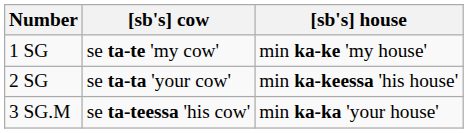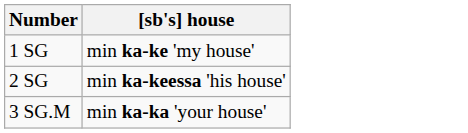- column: (169, 19)
